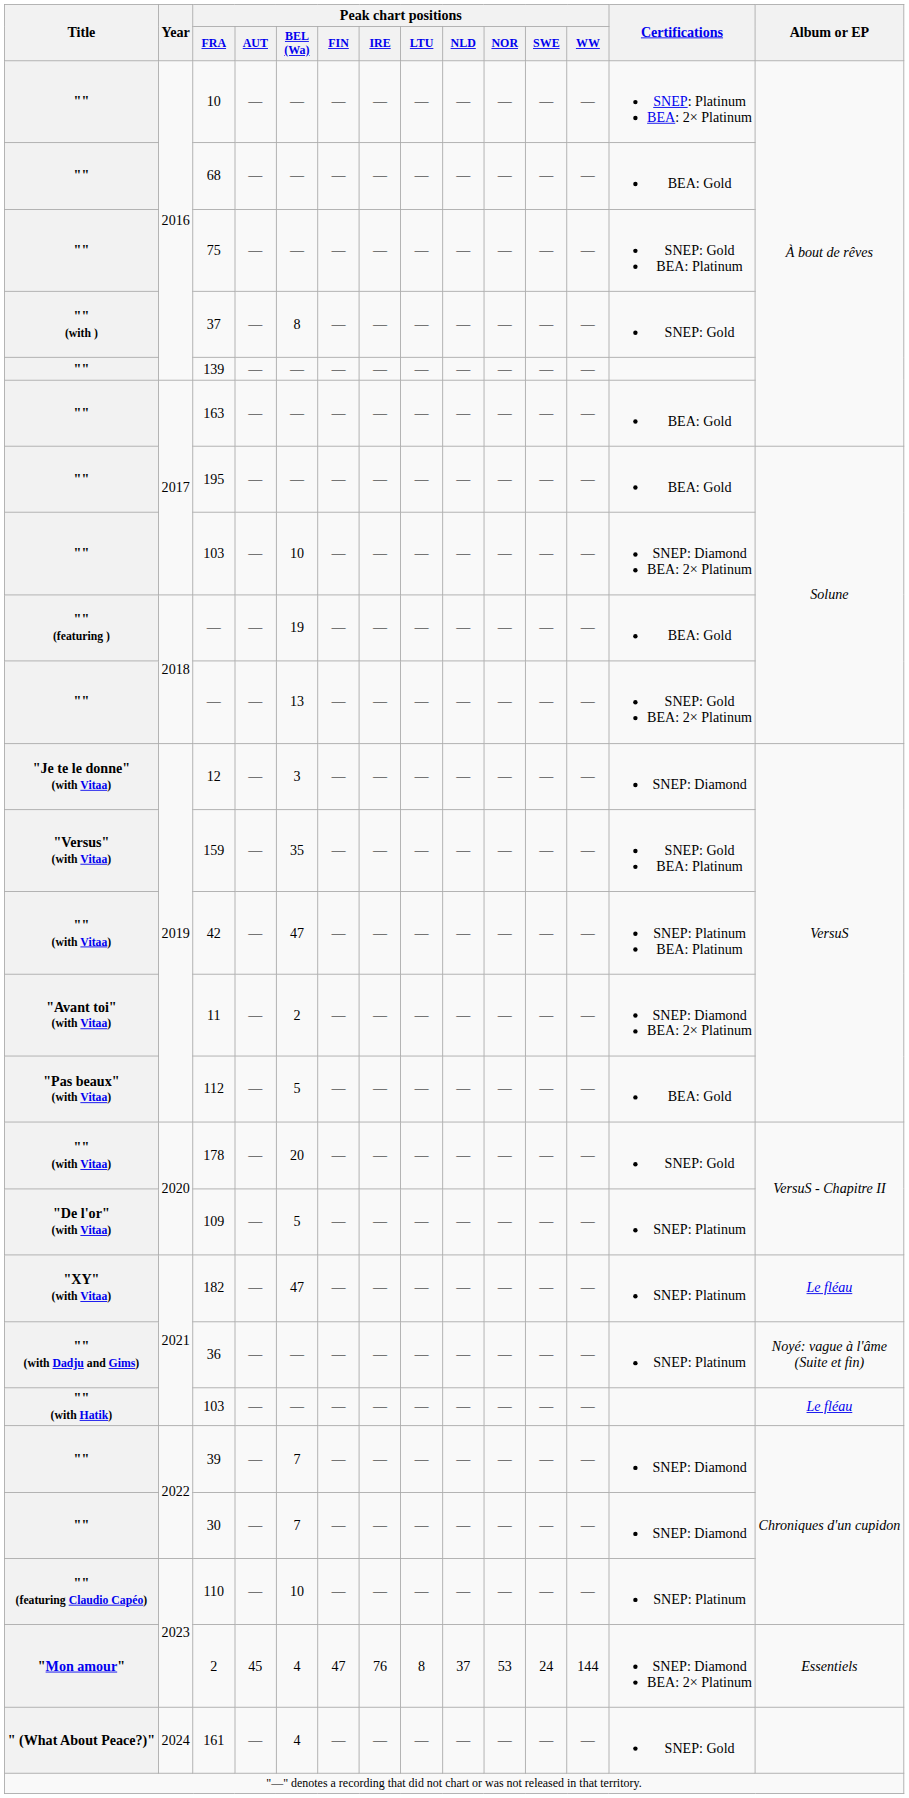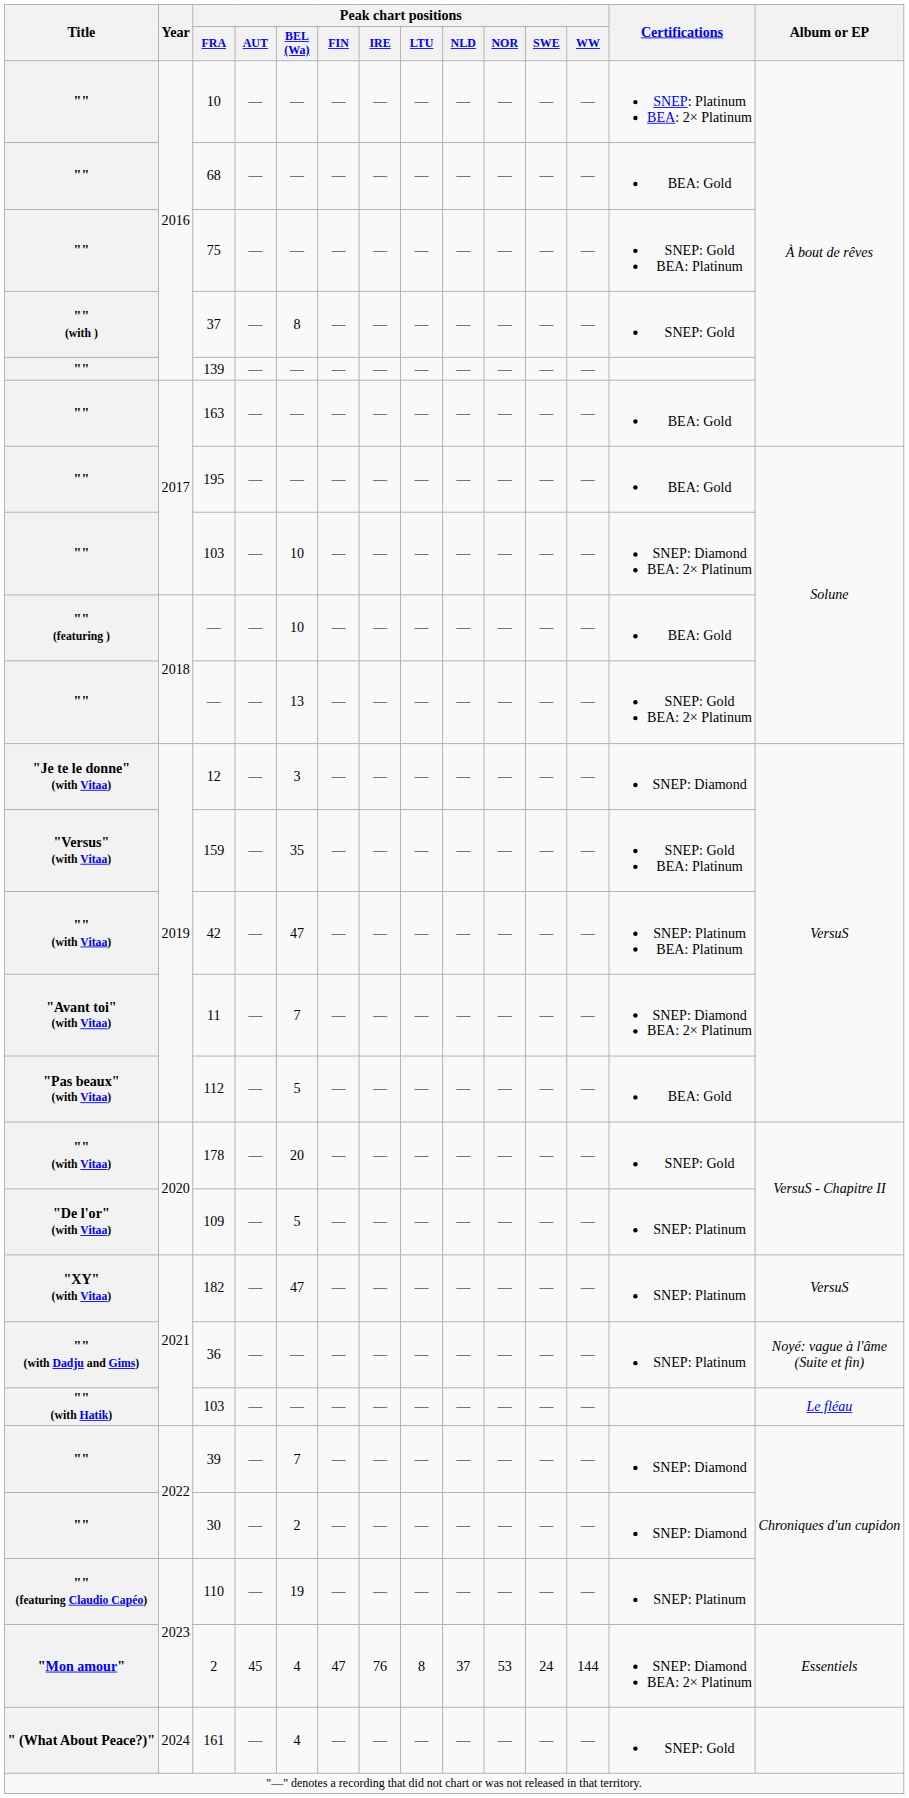(297, 627) 19 -> (297, 627) 10
(297, 1015) 2 -> (297, 1015) 7
(829, 1288) Le fléau -> (829, 1288) VersuS
(297, 1525) 7 -> (297, 1525) 2
(297, 1591) 10 -> (297, 1591) 19
